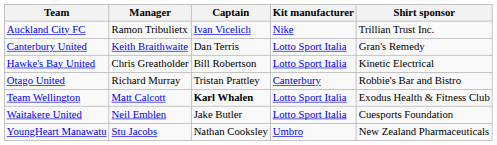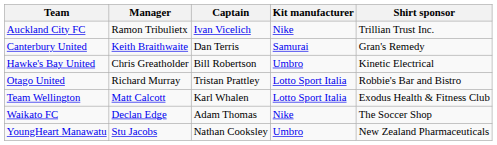(310, 47) Lotto Sport Italia -> (291, 47) Samurai
(310, 64) Lotto Sport Italia -> (288, 64) Umbro
(297, 81) Canterbury -> (310, 81) Lotto Sport Italia
(223, 98) bold -> (221, 98) normal
+ row: (32, 115)
- row: (44, 115)
